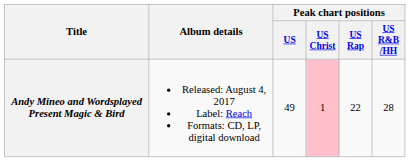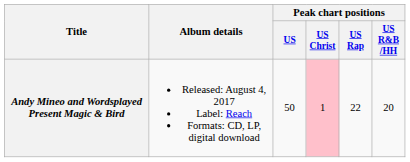(290, 107) 49 -> (290, 107) 50
(388, 107) 28 -> (388, 107) 20
